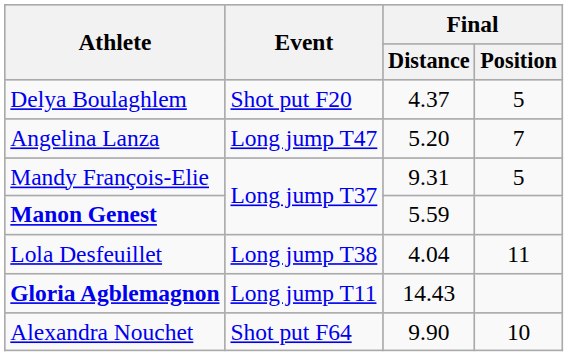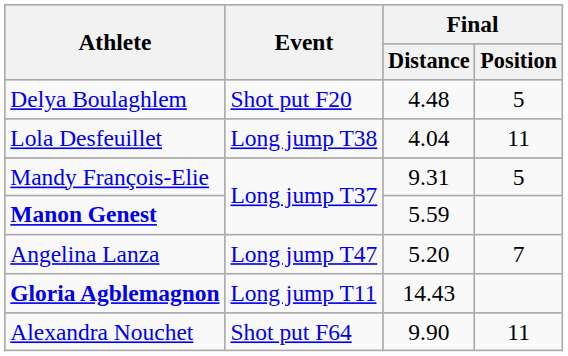(429, 99) 4.37 -> (429, 99) 4.48
rows swapped: (86, 254) <-> (85, 138)
(519, 331) 10 -> (519, 331) 11
